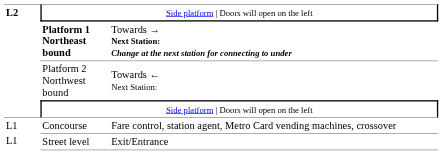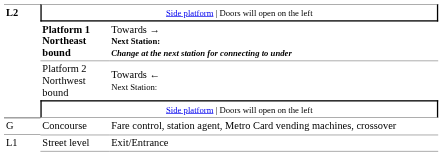(12, 125) L1 -> (10, 126) G
